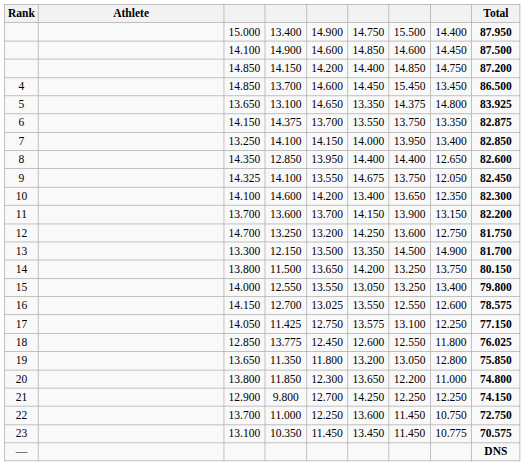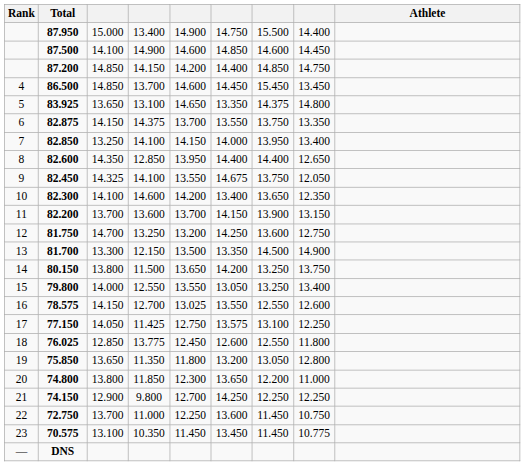columns swapped: (131, 13) <-> (496, 13)
